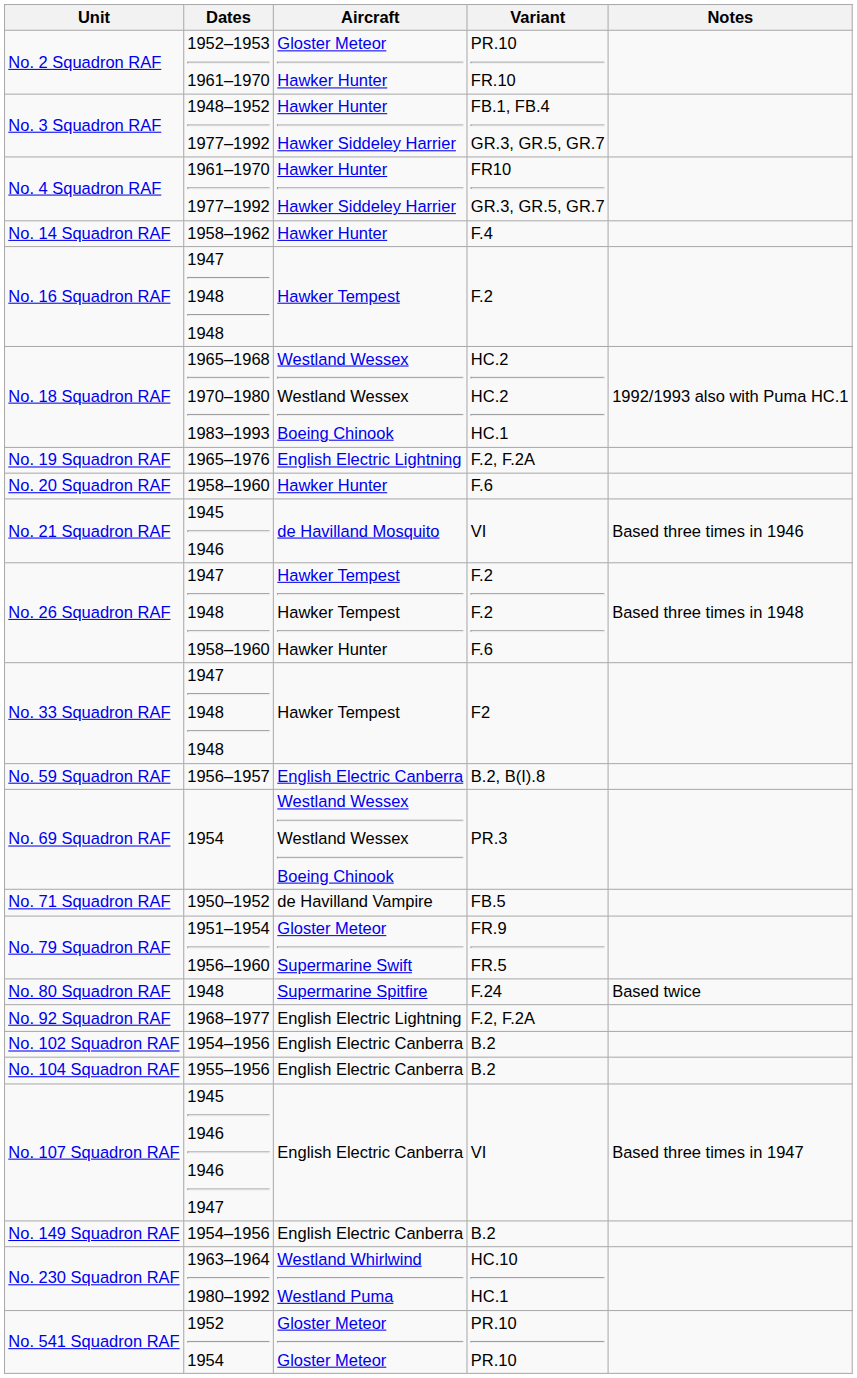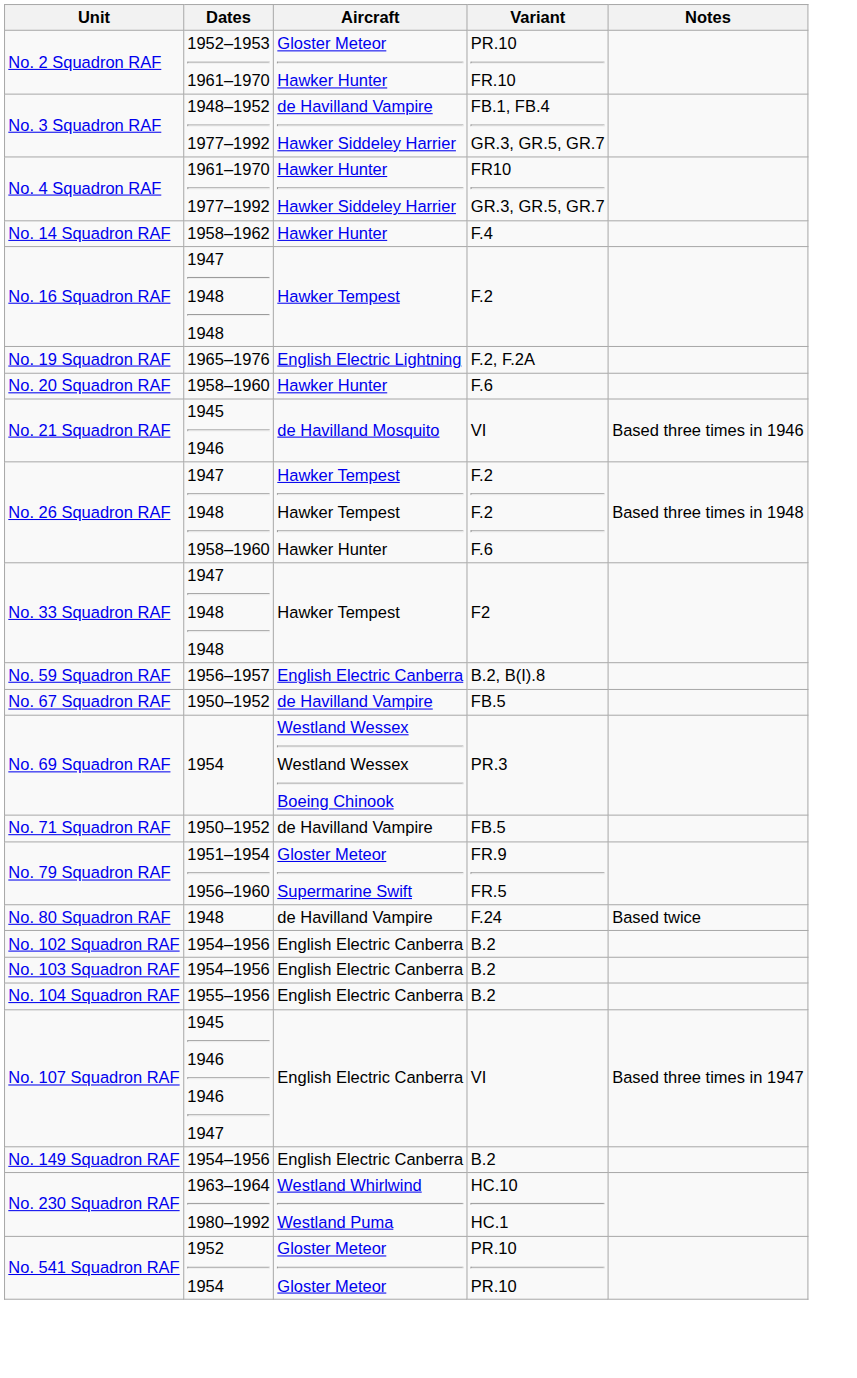(370, 125) Hawker Hunter Hawker Siddeley Harrier -> (370, 125) de Havilland Vampire Hawker Siddeley Harrier
- row: (89, 396)
+ row: (89, 702)
(352, 991) Supermarine Spitfire -> (355, 917) de Havilland Vampire
- row: (89, 1018)
+ row: (94, 970)
